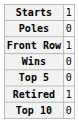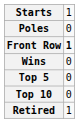(69, 45) normal -> (69, 45) bold
rows swapped: (34, 110) <-> (34, 94)
